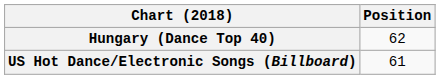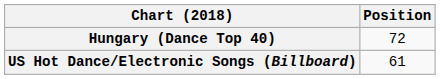(397, 39) 62 -> (397, 39) 72
